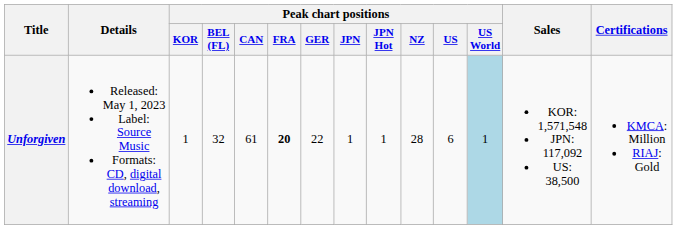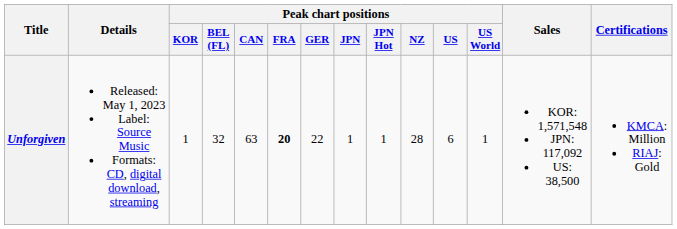(251, 139) 61 -> (251, 139) 63
(485, 139) lightblue background -> (485, 139) no background
